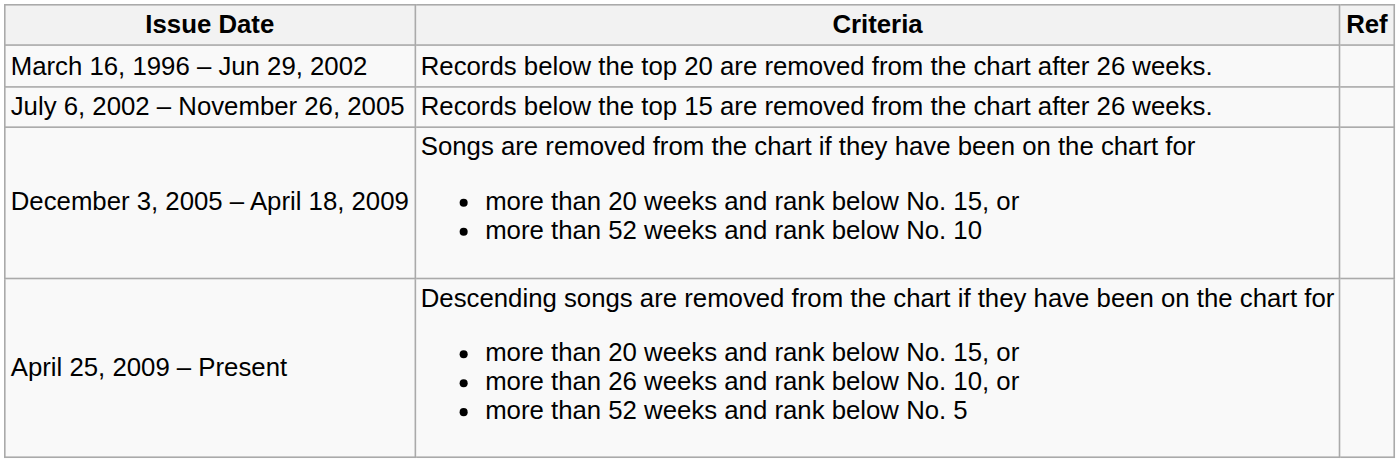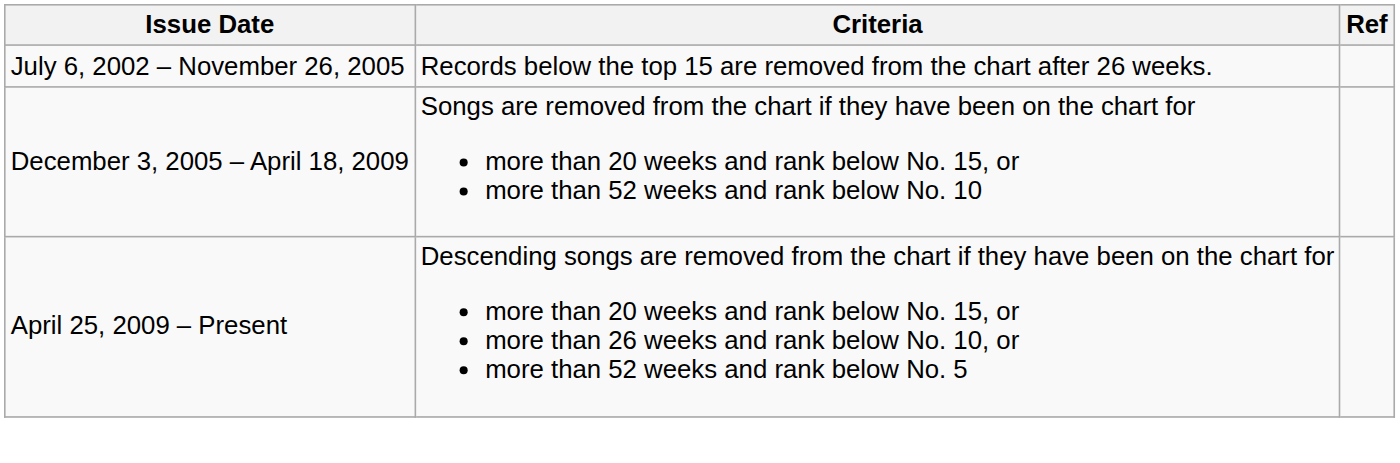- row: (189, 65)
